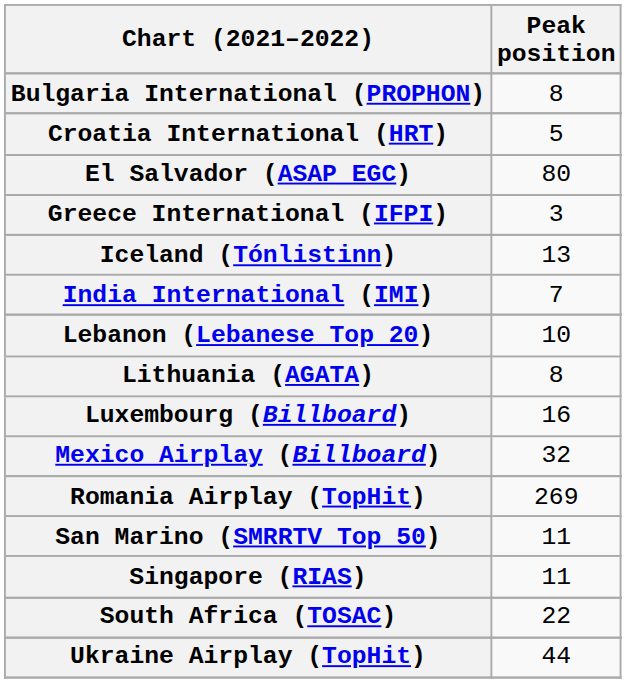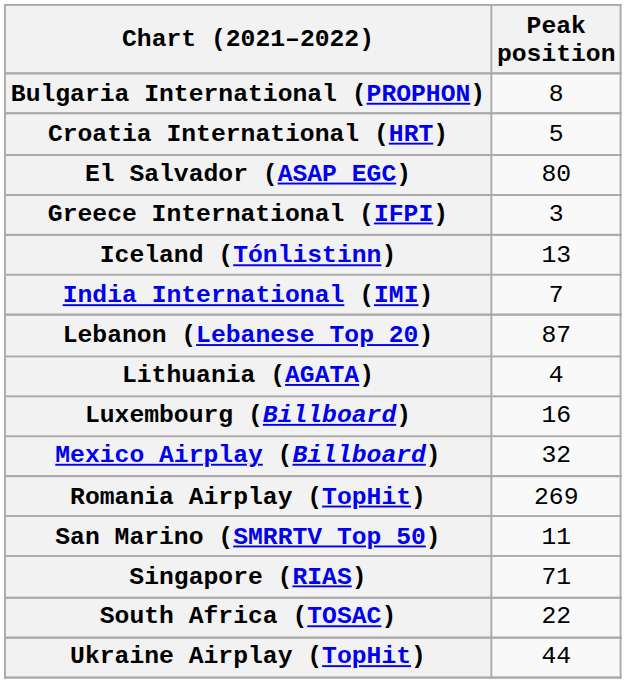(556, 335) 10 -> (556, 335) 87
(556, 376) 8 -> (556, 376) 4
(556, 577) 11 -> (556, 577) 71
